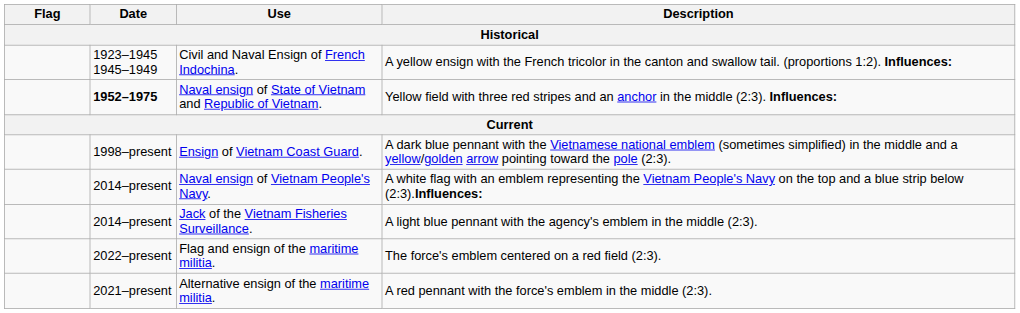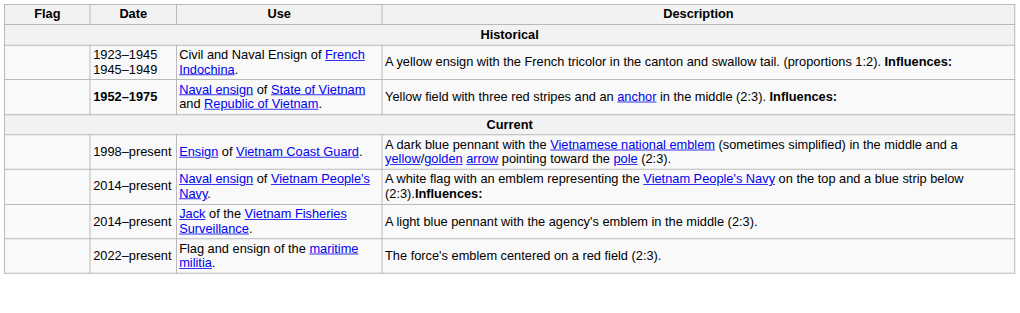- row: (274, 290)
